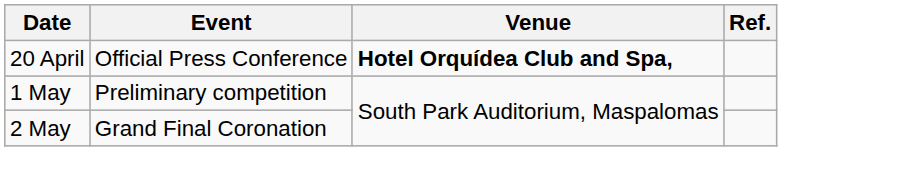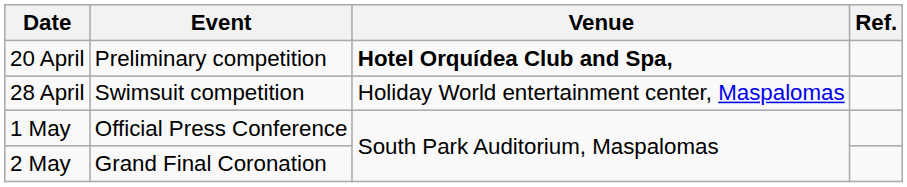(221, 58) Official Press Conference -> (211, 58) Preliminary competition
+ row: (47, 93)
(211, 93) Preliminary competition -> (221, 129) Official Press Conference
